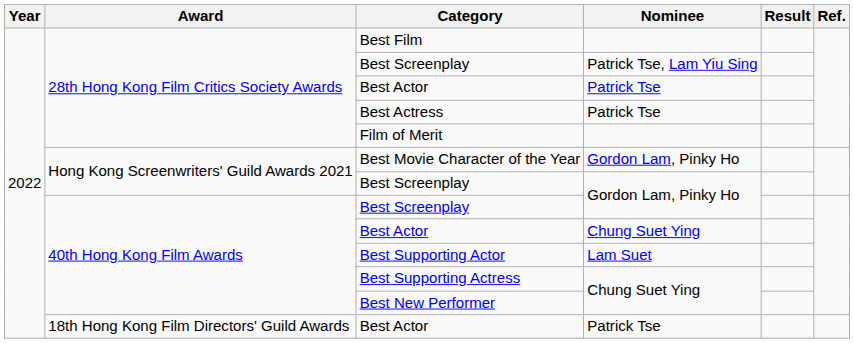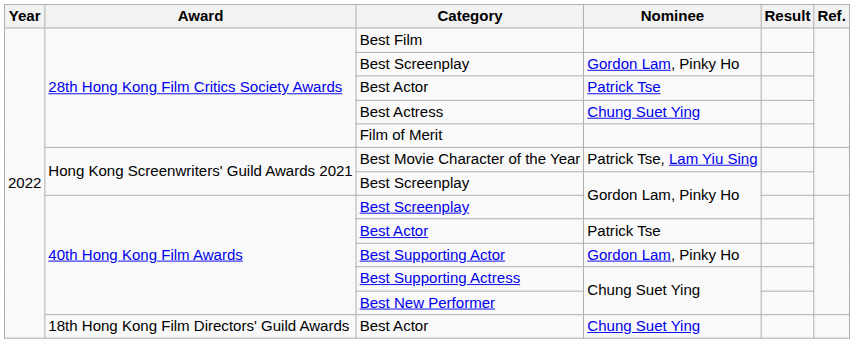(672, 64) Patrick Tse, Lam Yiu Sing -> (663, 64) Gordon Lam, Pinky Ho
(624, 111) Patrick Tse -> (644, 111) Chung Suet Ying
(663, 159) Gordon Lam, Pinky Ho -> (672, 159) Patrick Tse, Lam Yiu Sing
(644, 231) Chung Suet Ying -> (624, 231) Patrick Tse
(619, 254) Lam Suet -> (663, 254) Gordon Lam, Pinky Ho
(624, 326) Patrick Tse -> (644, 326) Chung Suet Ying
